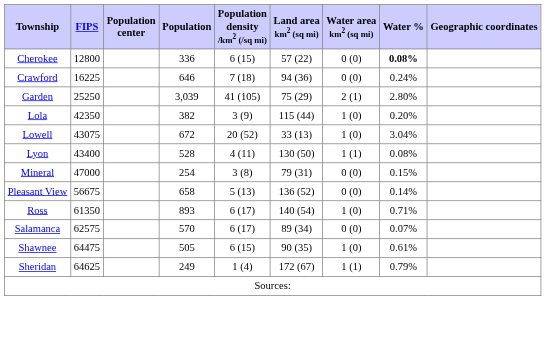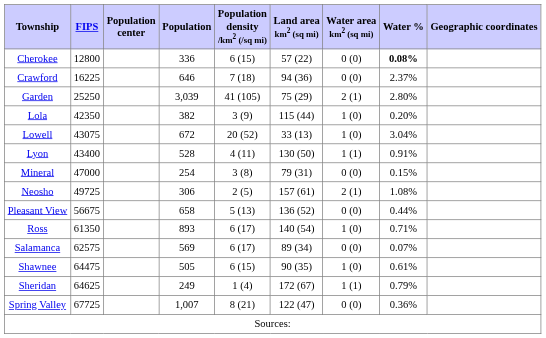(403, 77) 0.24% -> (403, 77) 2.37%
(403, 153) 0.08% -> (403, 153) 0.91%
+ row: (37, 191)
(403, 191) 0.14% -> (403, 210) 0.44%
(187, 229) 570 -> (187, 248) 569
+ row: (37, 305)
